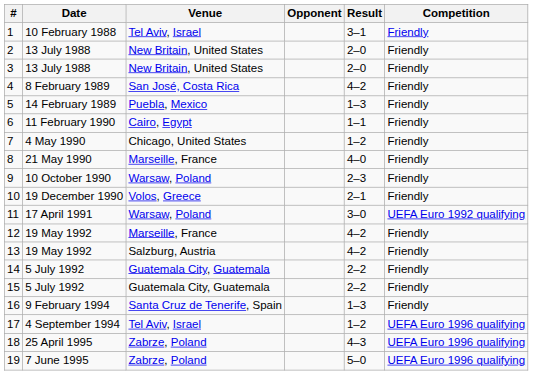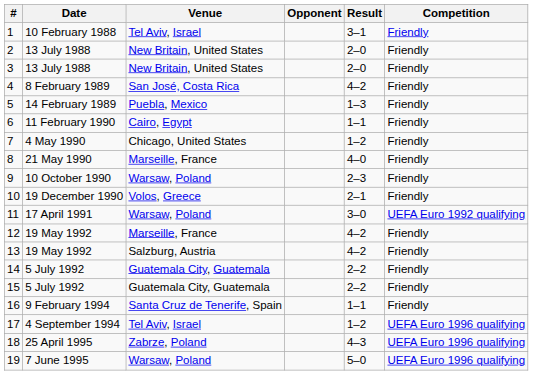(357, 305) 1–3 -> (357, 305) 1–1
(168, 360) Zabrze, Poland -> (170, 360) Warsaw, Poland
